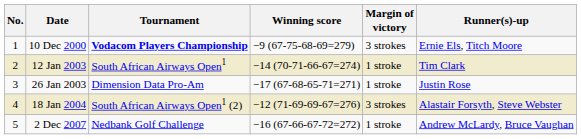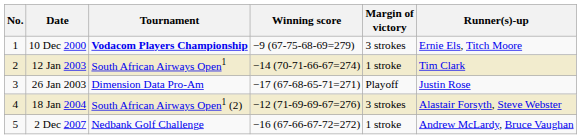(383, 85) 1 stroke -> (382, 85) Playoff
